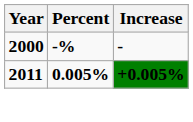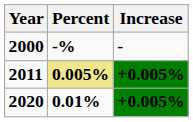(81, 74) no background -> (81, 74) khaki background
+ row: (26, 102)
